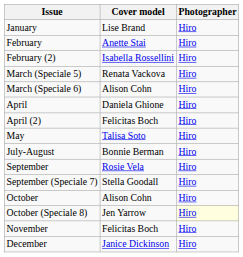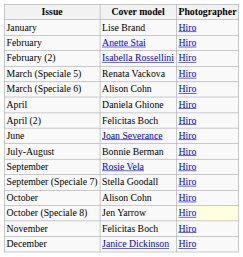- row: (15, 136)
+ row: (15, 136)
